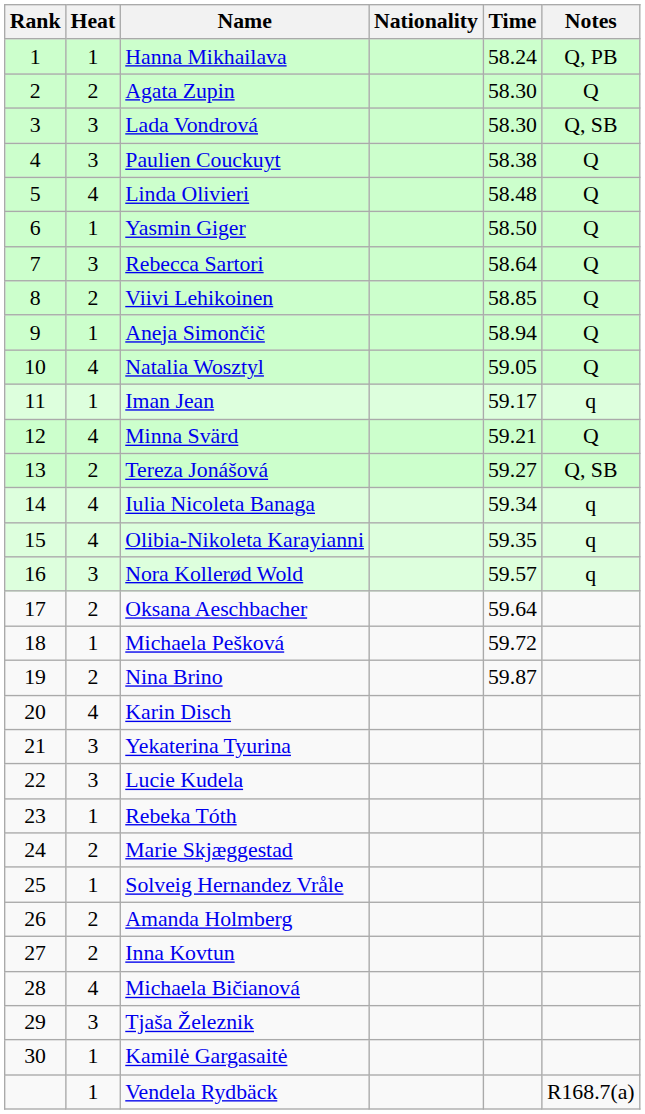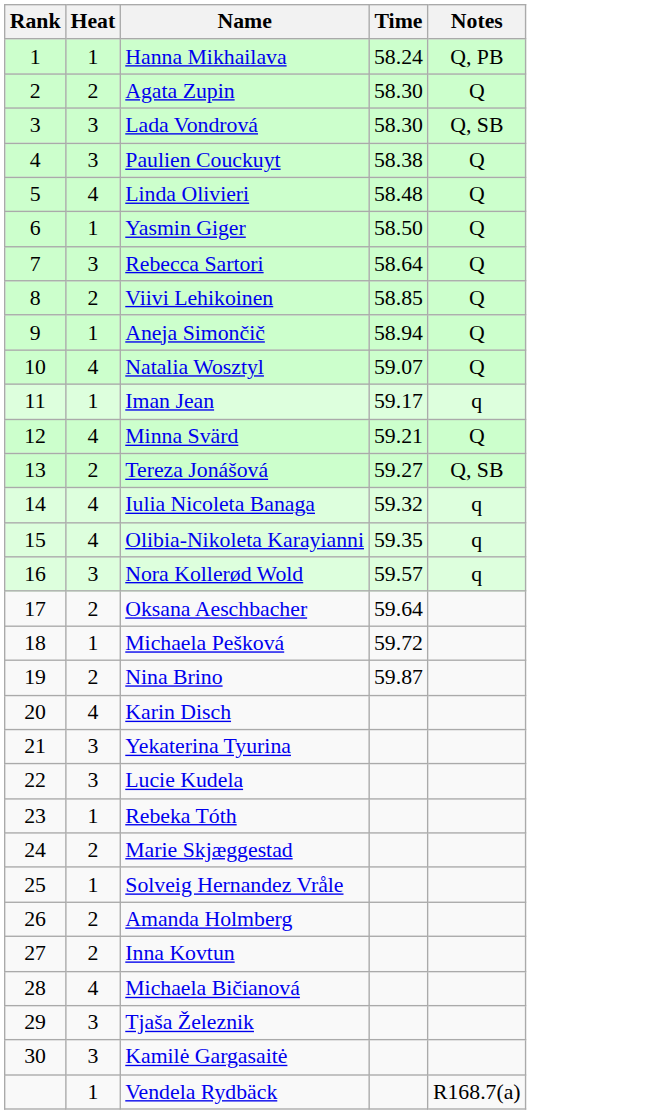- column: (426, 21)
(512, 366) 59.05 -> (398, 366) 59.07
(512, 504) 59.34 -> (398, 504) 59.32
(93, 1057) 1 -> (93, 1057) 3
